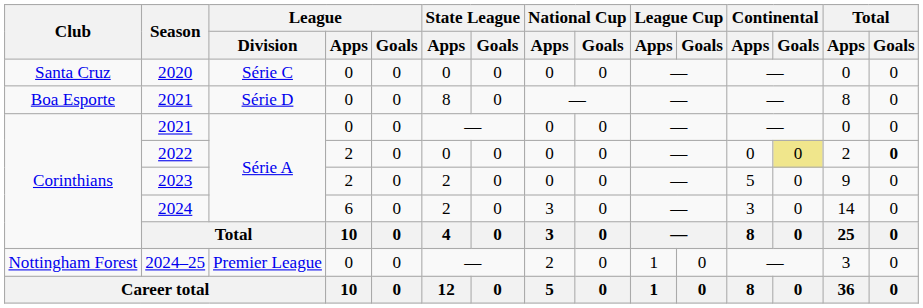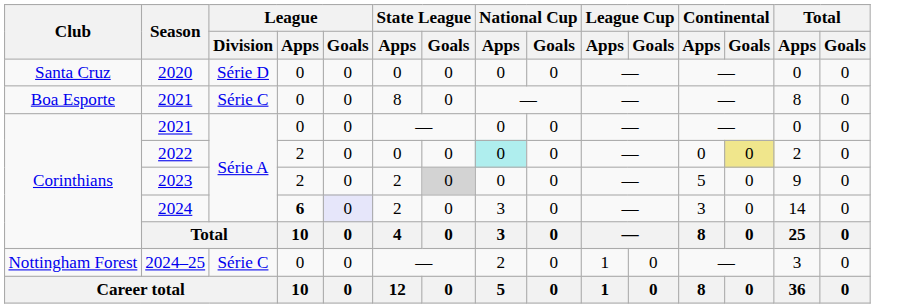(267, 72) Série C -> (243, 72) Série D
(267, 99) Série D -> (243, 99) Série C
(550, 153) no background -> (501, 153) paleturquoise background
(894, 153) bold -> (845, 153) normal
(497, 180) no background -> (449, 180) lightgrey background
(349, 208) normal -> (300, 208) bold
(397, 208) no background -> (348, 208) lavender background
(267, 262) Premier League -> (243, 262) Série C
